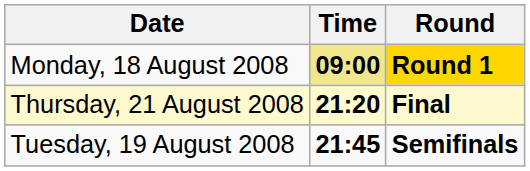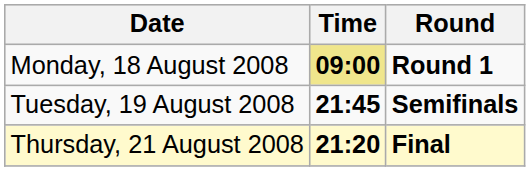(442, 64) gold background -> (442, 64) no background
rows swapped: (153, 144) <-> (157, 104)
